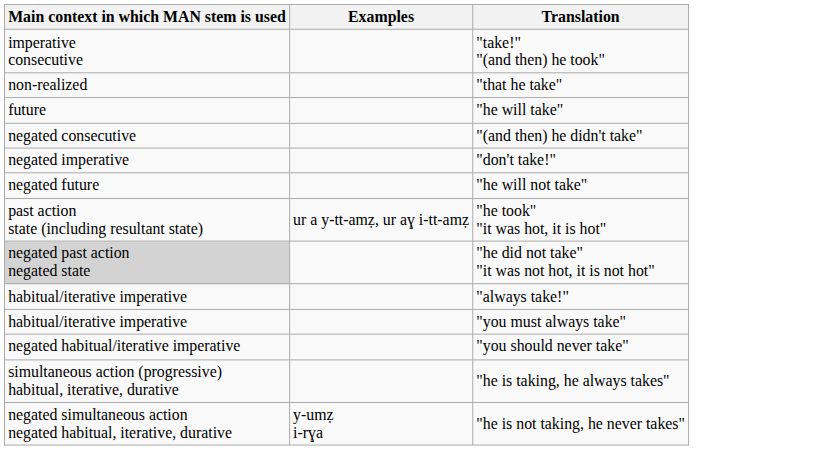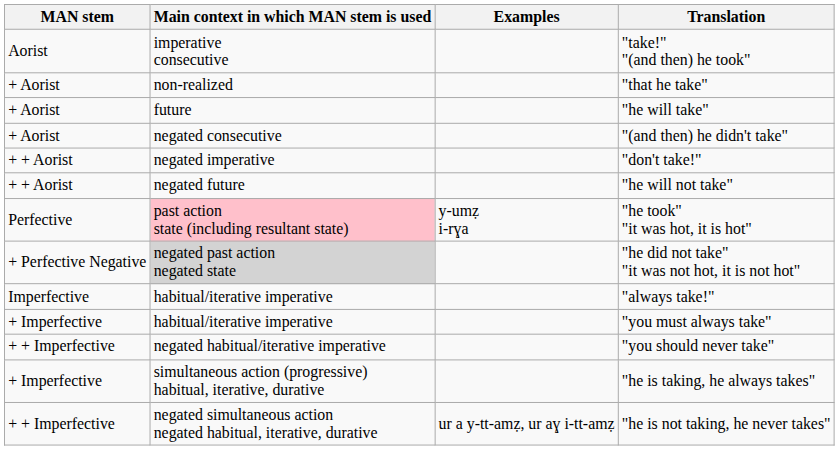+ column: (77, 17)
(106, 219) no background -> (251, 219) pink background
(381, 219) ur a y-tt-amẓ, ur aɣ i-tt-amẓ -> (459, 219) y-umẓ i-rɣa
(313, 423) y-umẓ i-rɣa -> (527, 423) ur a y-tt-amẓ, ur aɣ i-tt-amẓ
